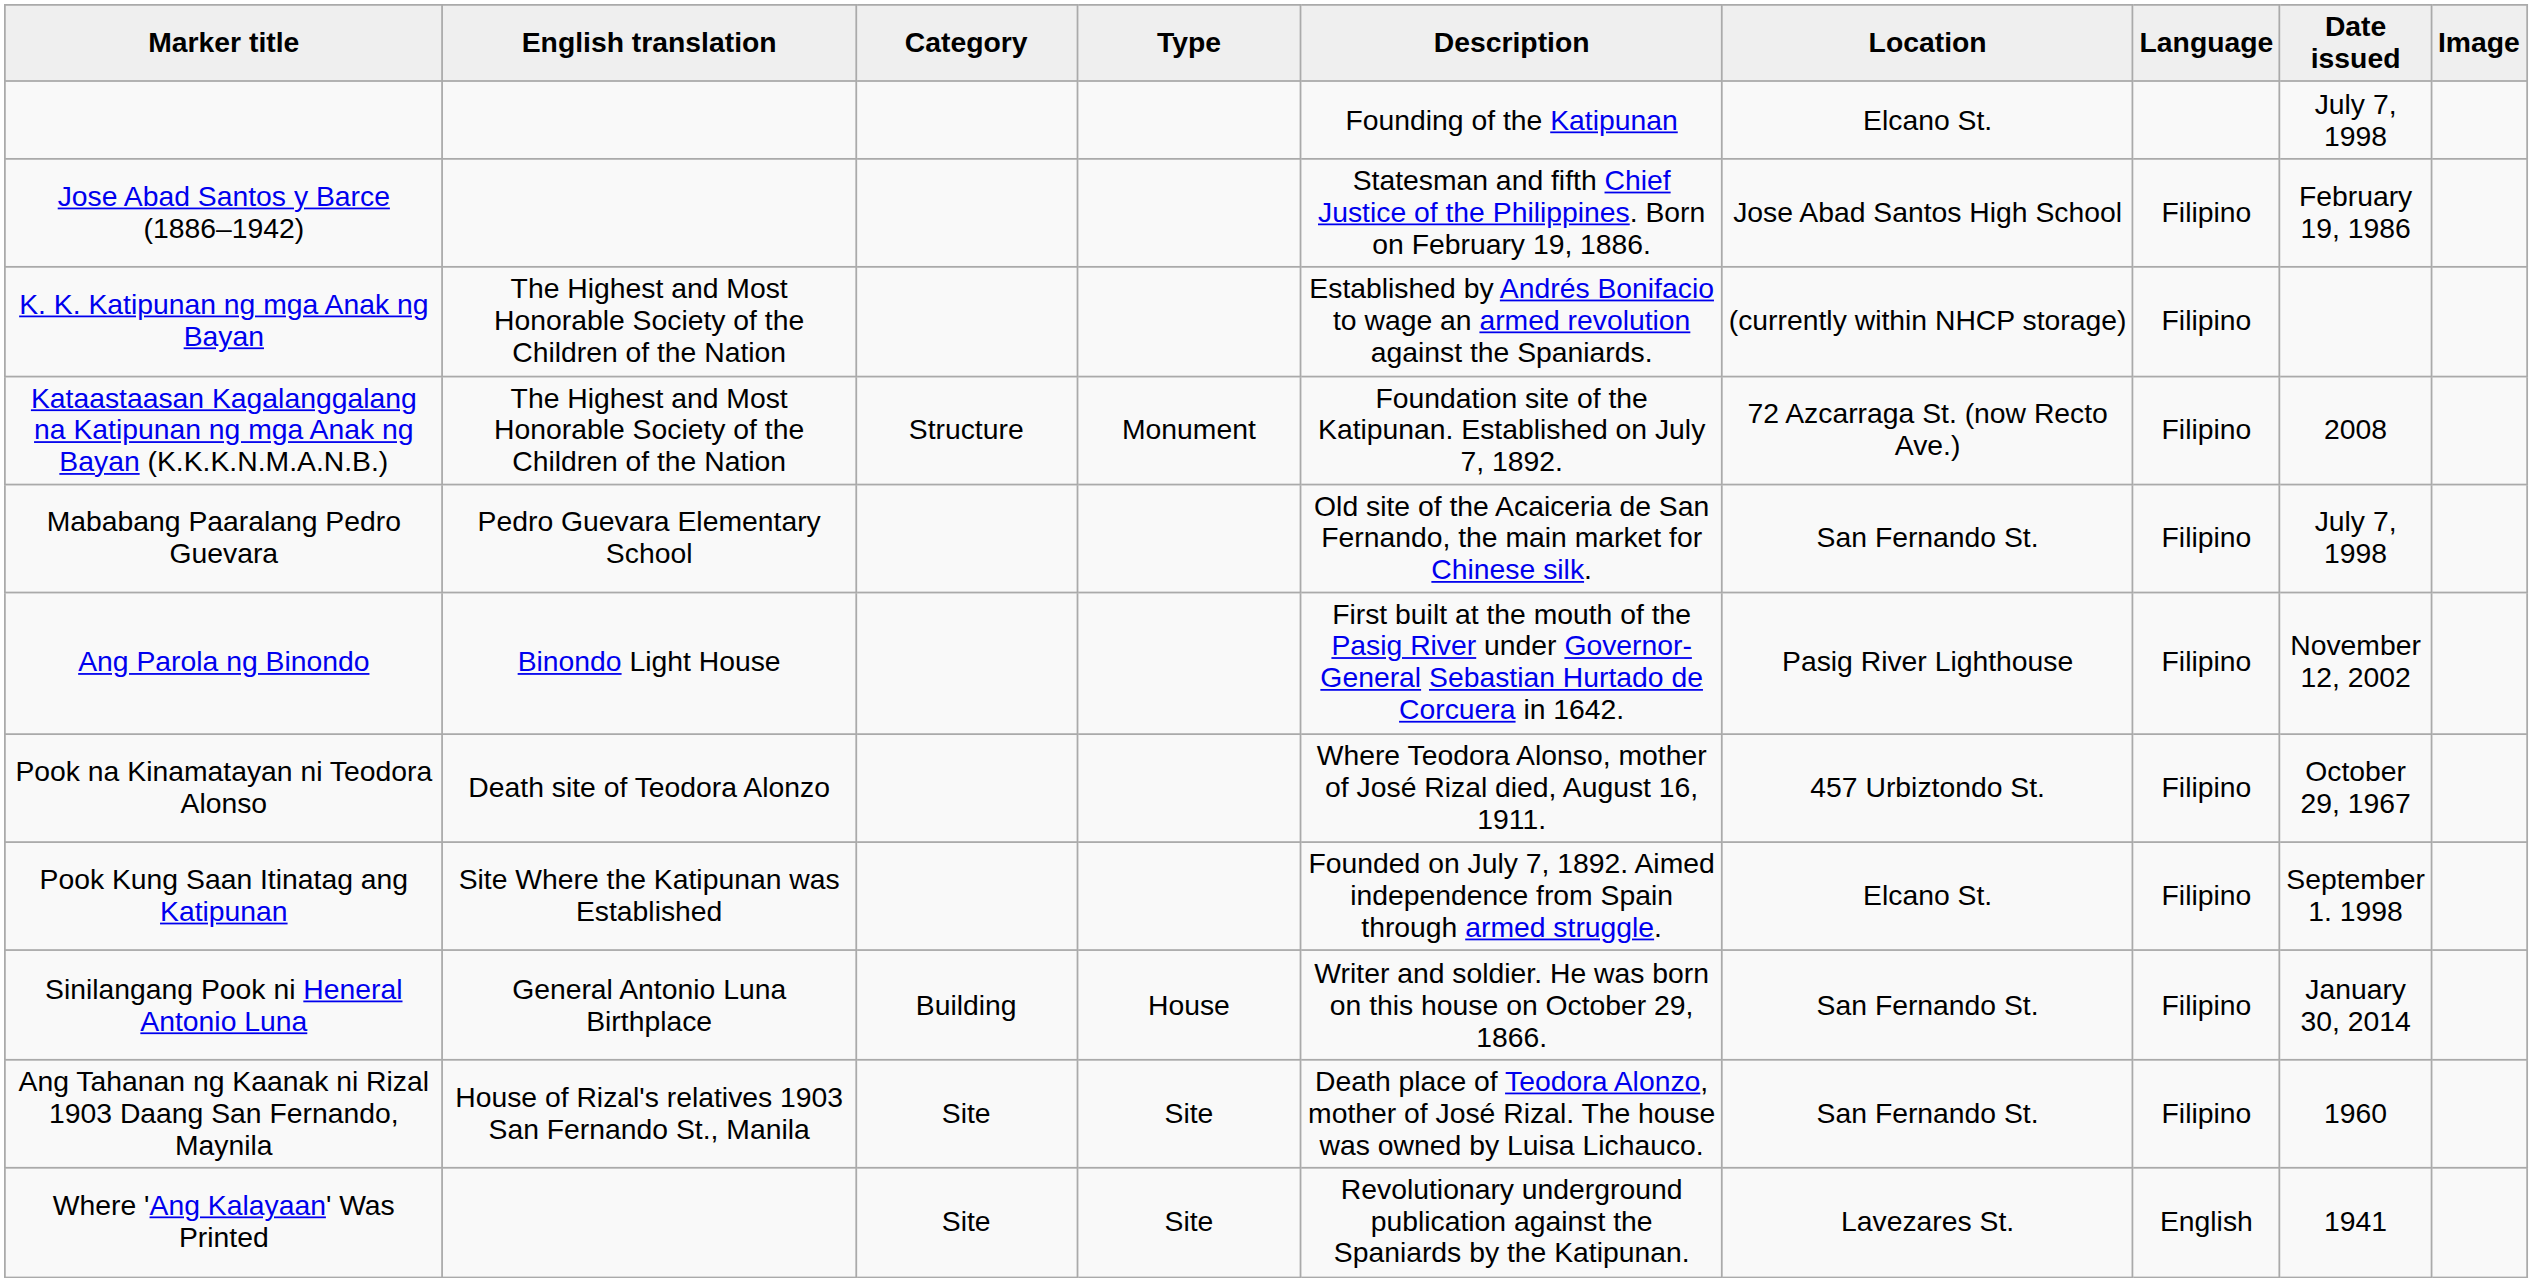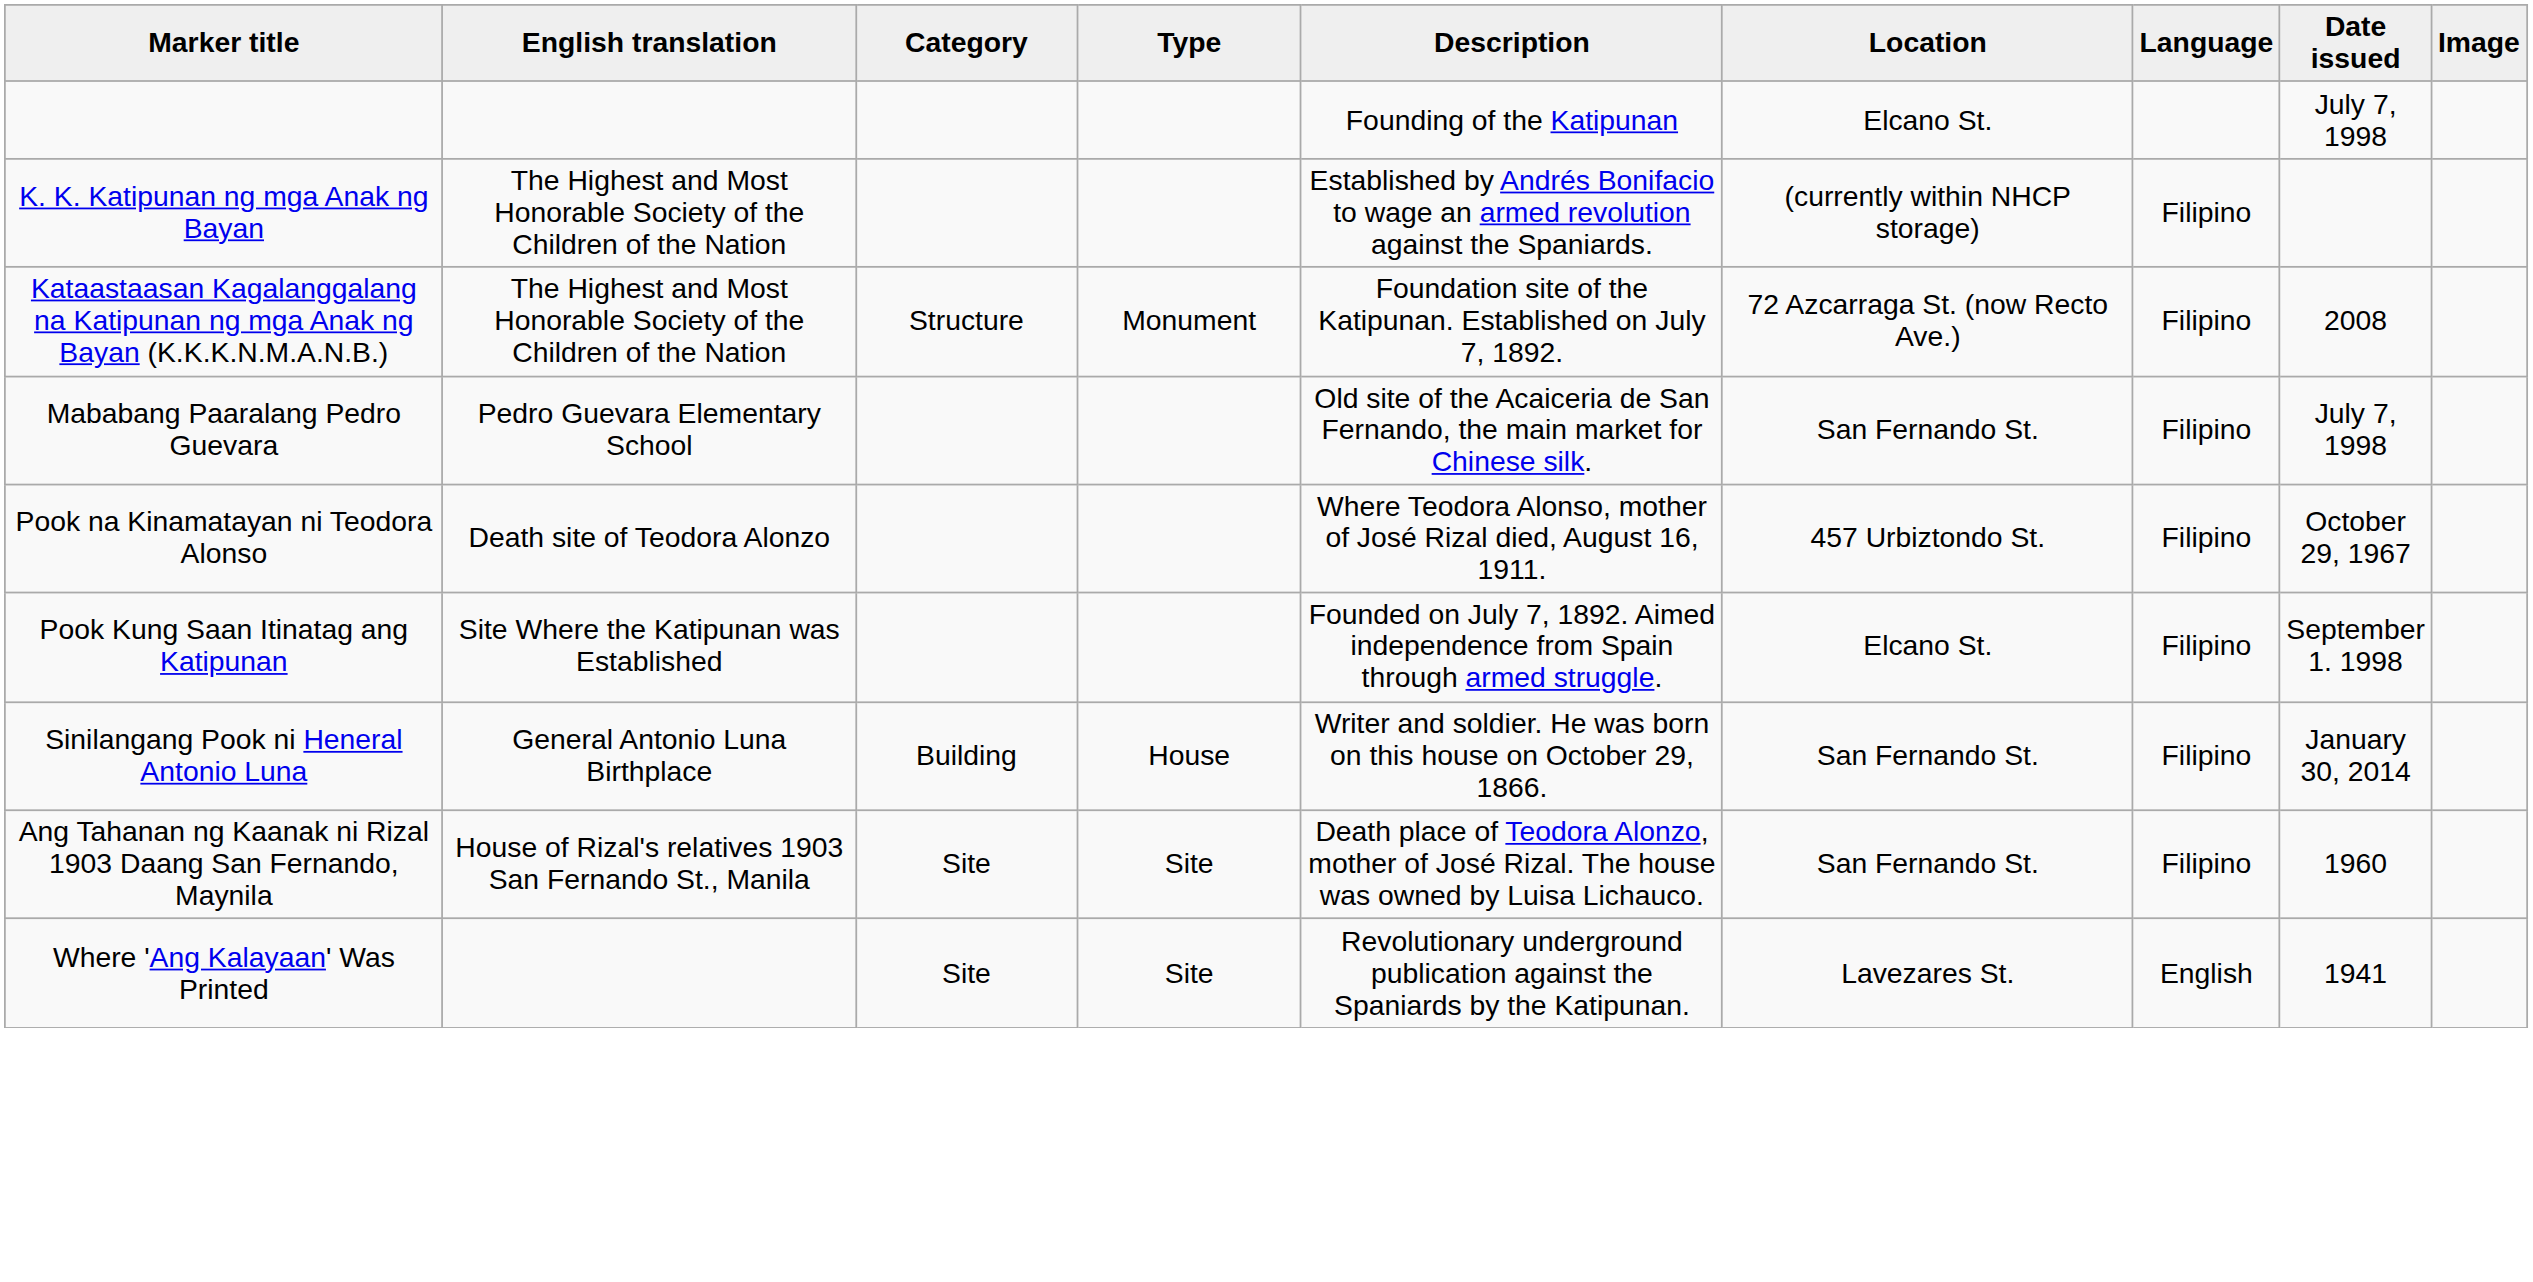- row: (224, 212)
- row: (224, 662)
